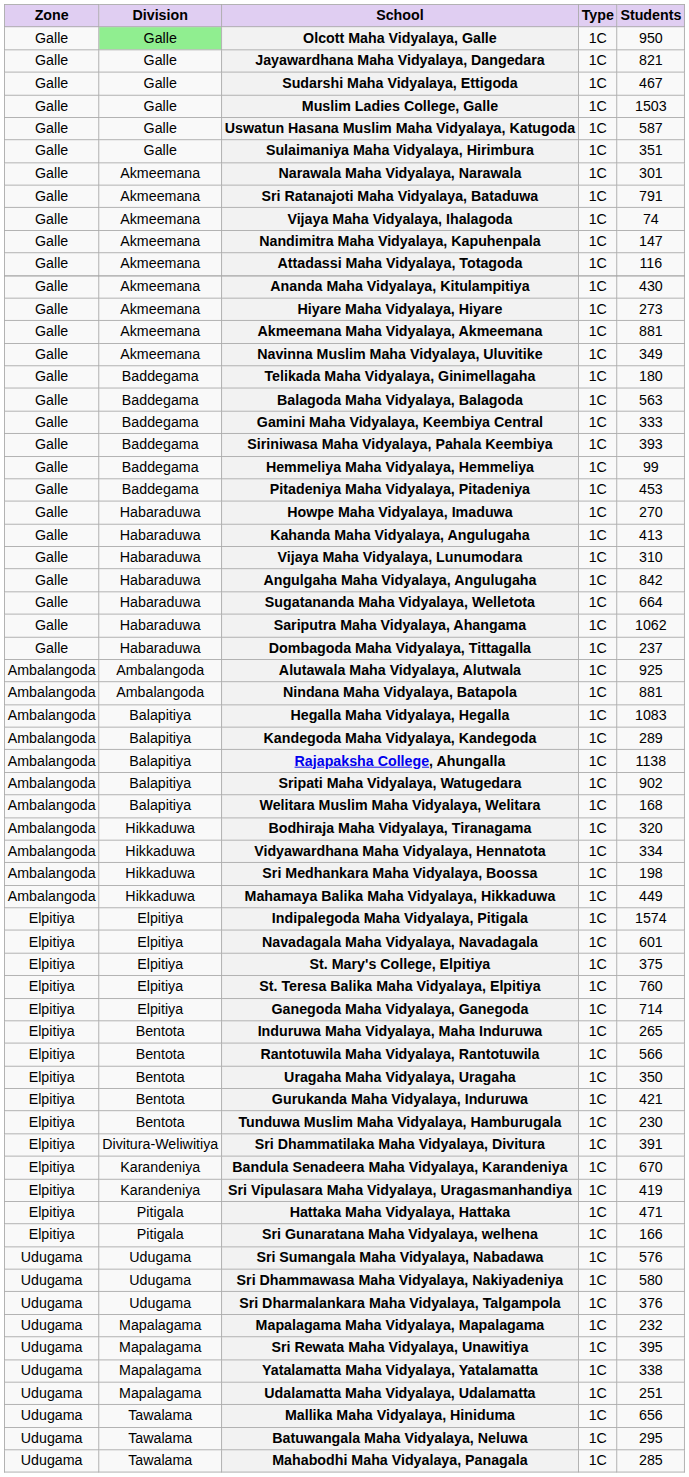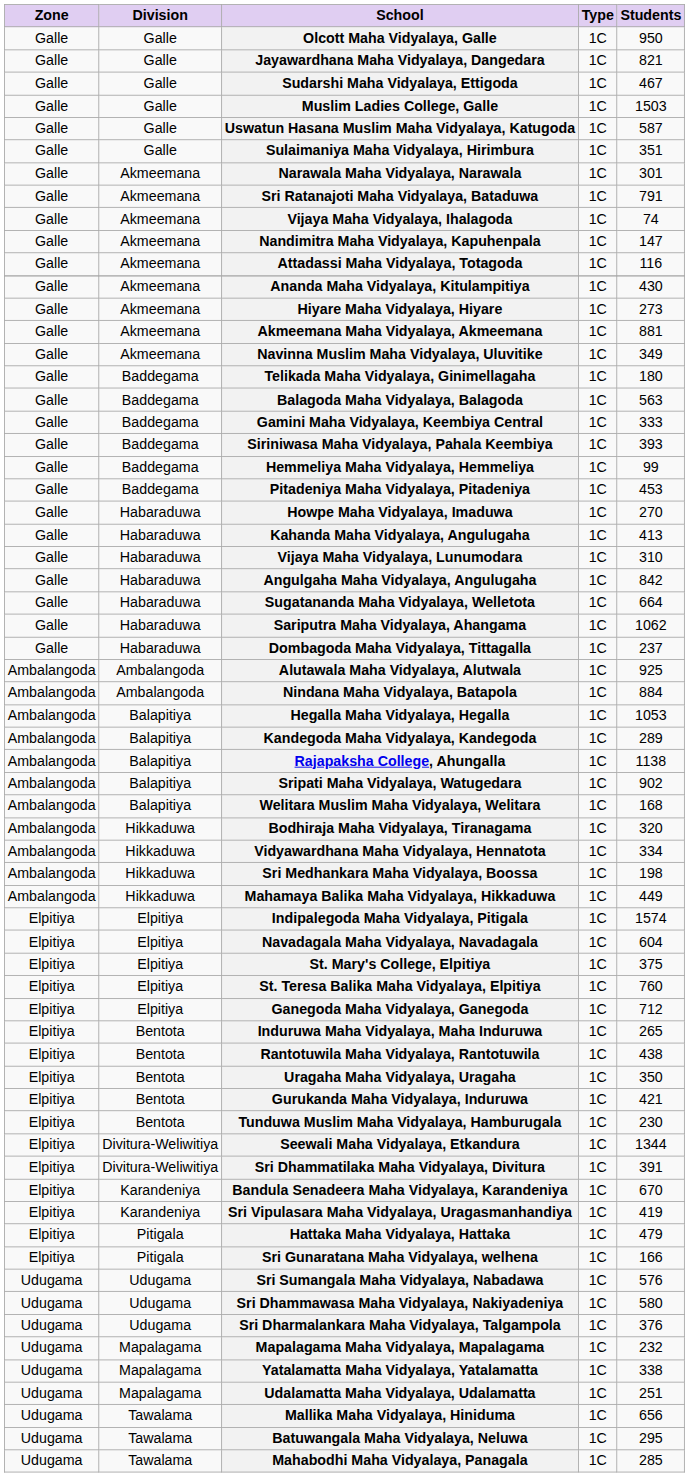(160, 38) lightgreen background -> (160, 38) no background
(651, 693) 881 -> (651, 693) 884
(651, 715) 1083 -> (651, 715) 1053
(651, 941) 601 -> (651, 941) 604
(651, 1009) 714 -> (651, 1009) 712
(651, 1054) 566 -> (651, 1054) 438
+ row: (400, 1144)
(651, 1212) 471 -> (651, 1235) 479
- row: (400, 1348)
